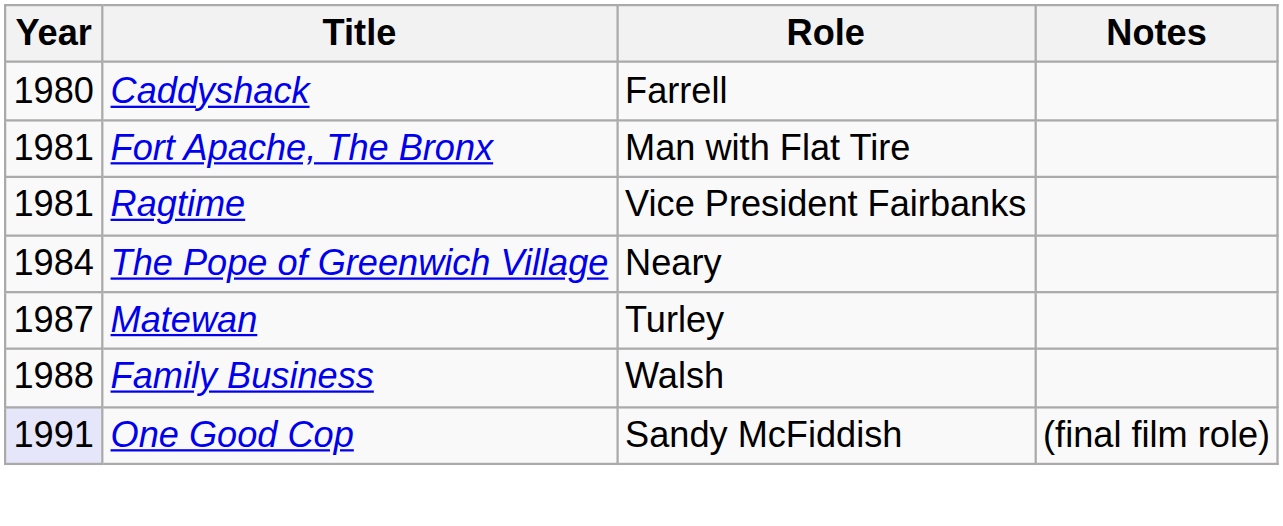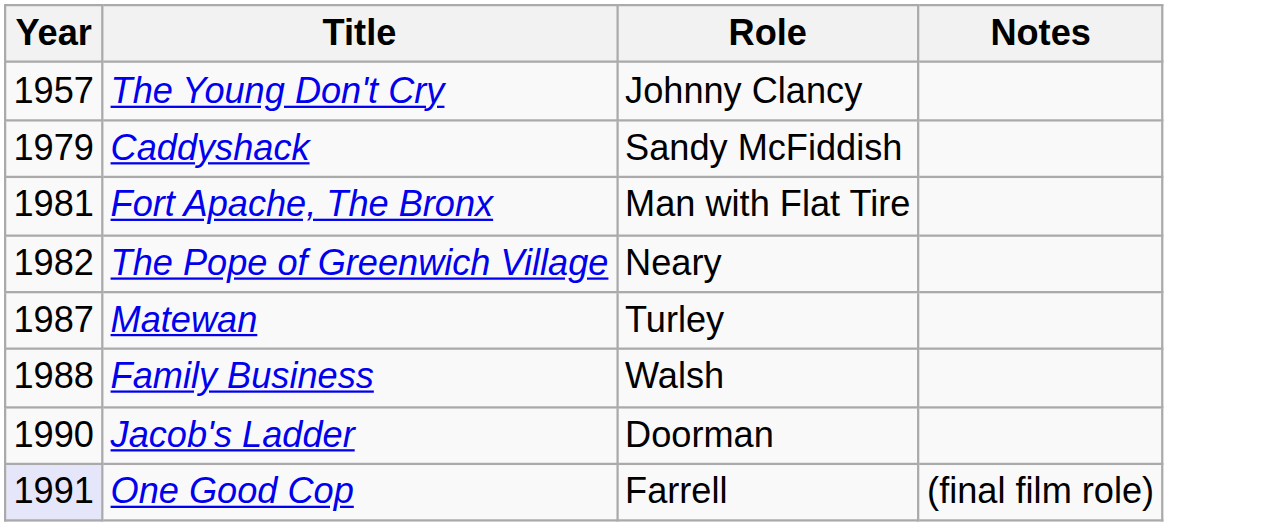+ row: (278, 90)
(54, 90) 1980 -> (54, 147) 1979
(676, 90) Farrell -> (764, 147) Sandy McFiddish
- row: (178, 205)
(54, 262) 1984 -> (54, 262) 1982
+ row: (233, 434)
(764, 434) Sandy McFiddish -> (676, 491) Farrell
